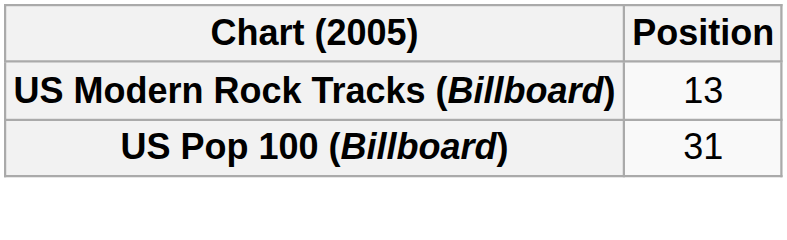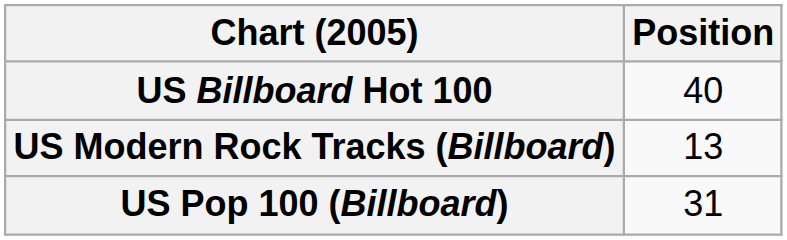+ row: (314, 90)
